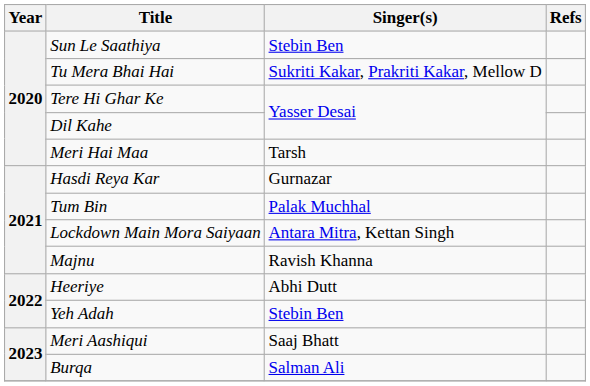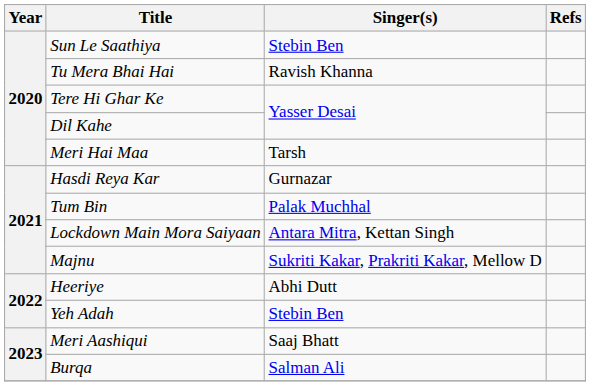(405, 71) Sukriti Kakar, Prakriti Kakar, Mellow D -> (321, 71) Ravish Khanna
(321, 260) Ravish Khanna -> (405, 260) Sukriti Kakar, Prakriti Kakar, Mellow D
